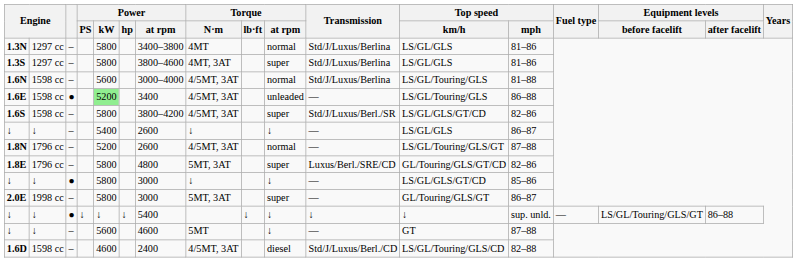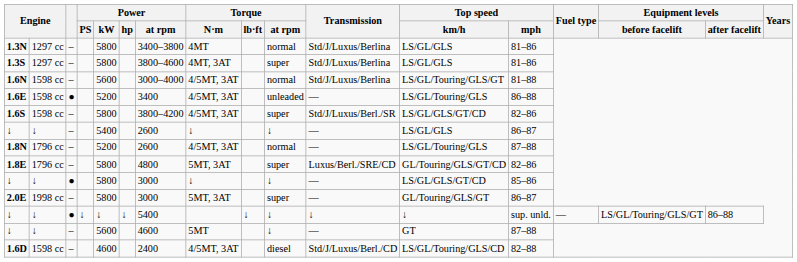(445, 79) LS/GL/Touring/GLS -> (453, 79) LS/GL/Touring/GLS/GT
(106, 96) lightgreen background -> (106, 96) no background
(453, 147) LS/GL/Touring/GLS/GT -> (445, 147) LS/GL/Touring/GLS
